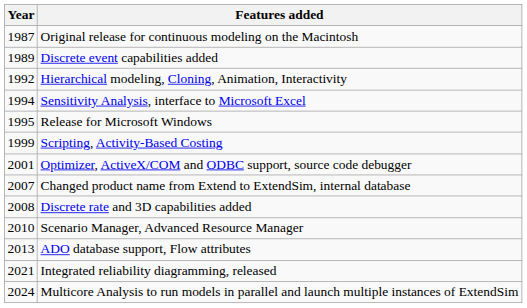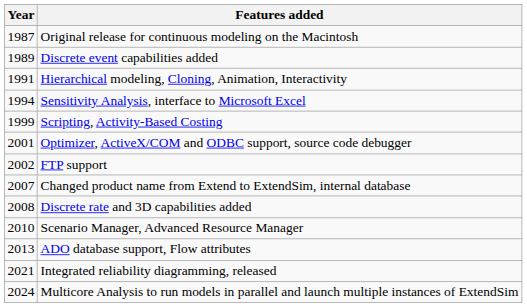(21, 79) 1992 -> (21, 79) 1991
- row: (126, 121)
+ row: (74, 164)
